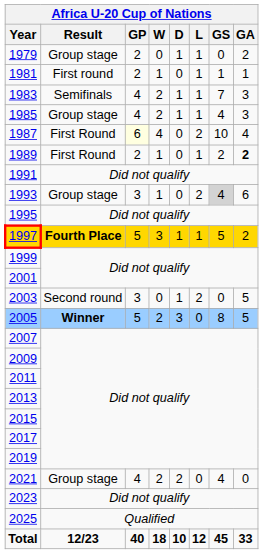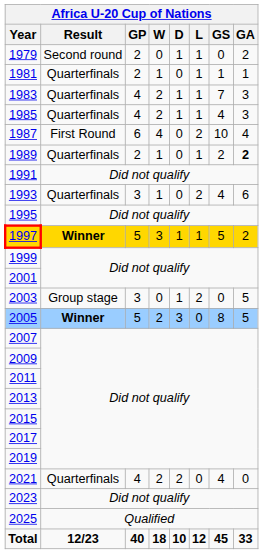(83, 54) Group stage -> (83, 54) Second round
(83, 74) First round -> (83, 74) Quarterfinals
(83, 94) Semifinals -> (83, 94) Quarterfinals
(83, 114) Group stage -> (83, 114) Quarterfinals
(137, 134) lightyellow background -> (137, 134) no background
(83, 154) First Round -> (83, 154) Quarterfinals
(83, 194) Group stage -> (83, 194) Quarterfinals
(221, 194) lightgrey background -> (221, 194) no background
(83, 236) Fourth Place -> (83, 236) Winner
(83, 298) Second round -> (83, 298) Group stage
(83, 478) Group stage -> (83, 478) Quarterfinals
